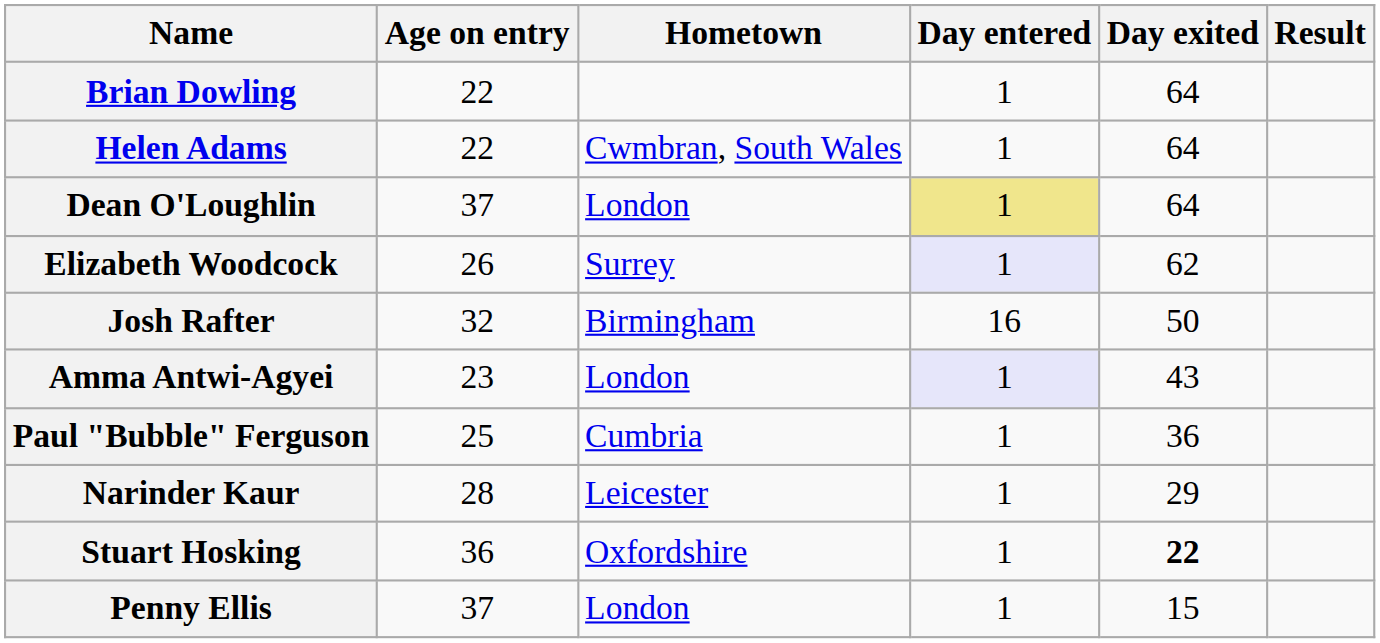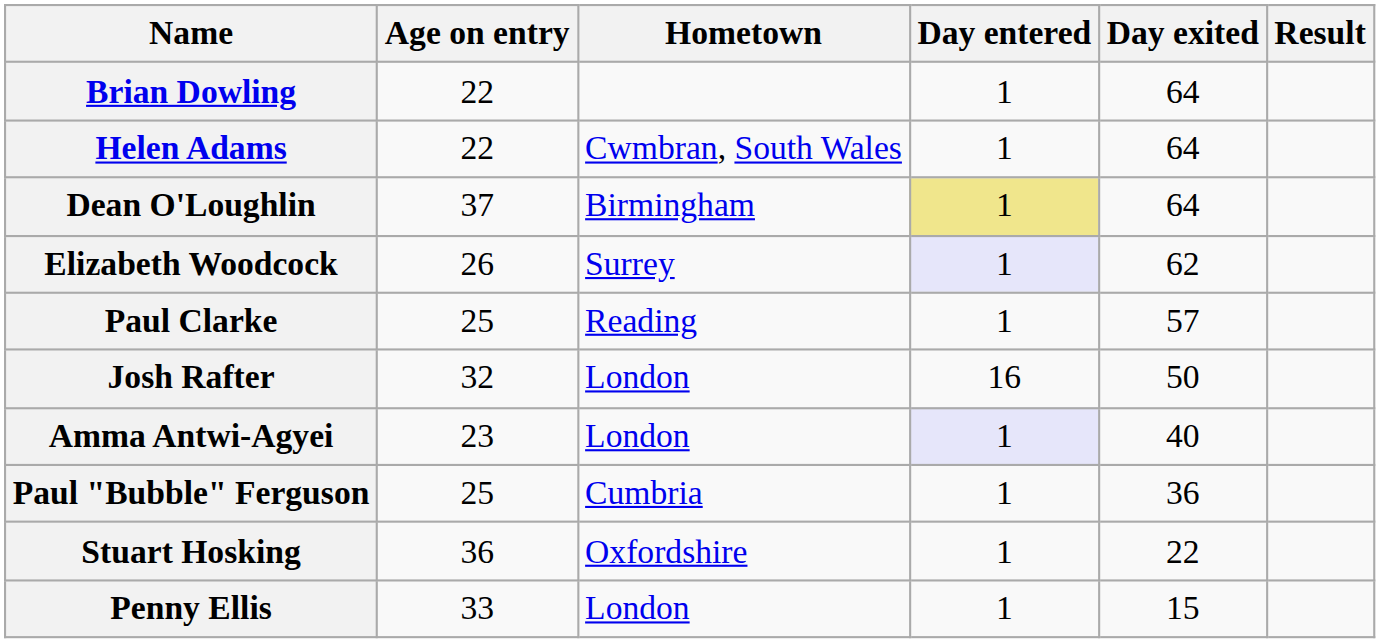(637, 205) London -> (670, 205) Birmingham
+ row: (191, 320)
(670, 320) Birmingham -> (637, 378) London
(1183, 378) 43 -> (1183, 435) 40
- row: (191, 493)
(1183, 550) bold -> (1183, 550) normal
(477, 608) 37 -> (477, 608) 33
